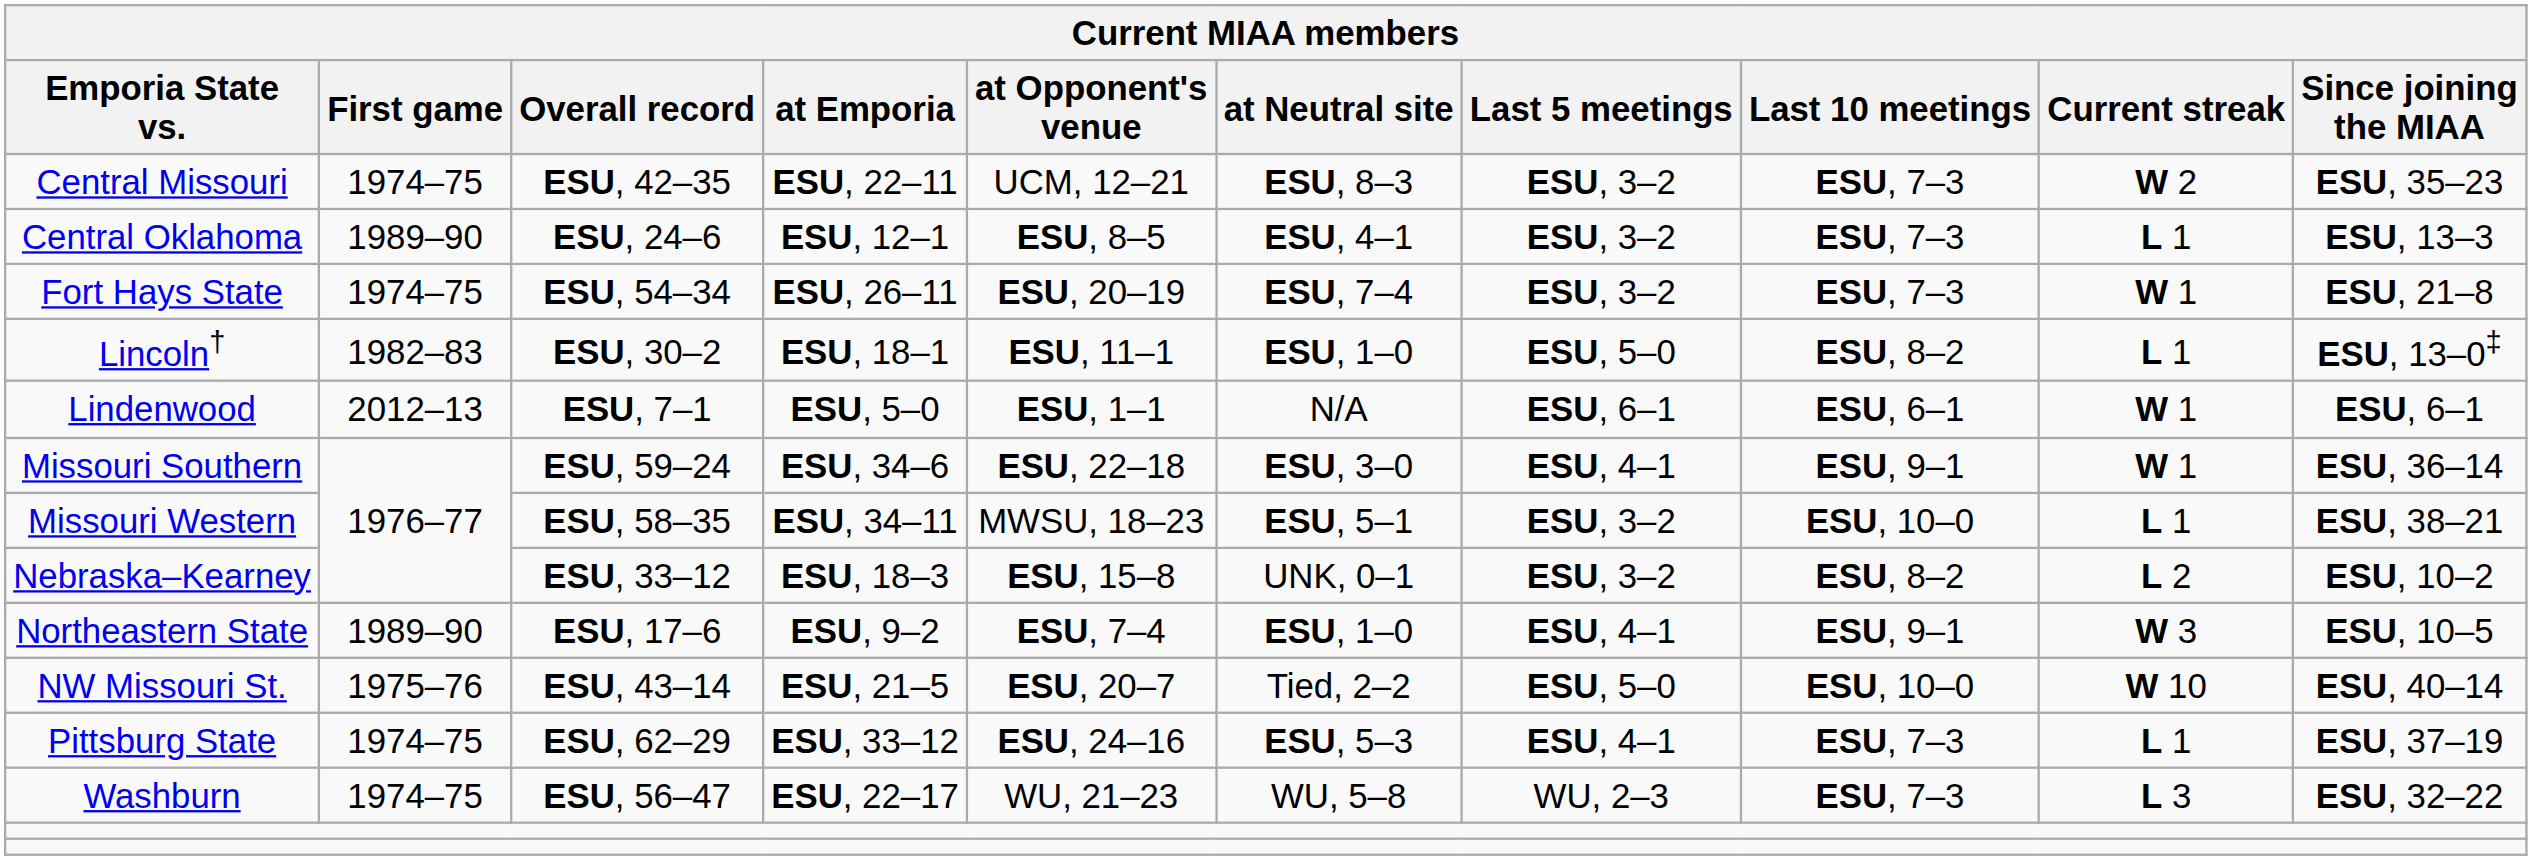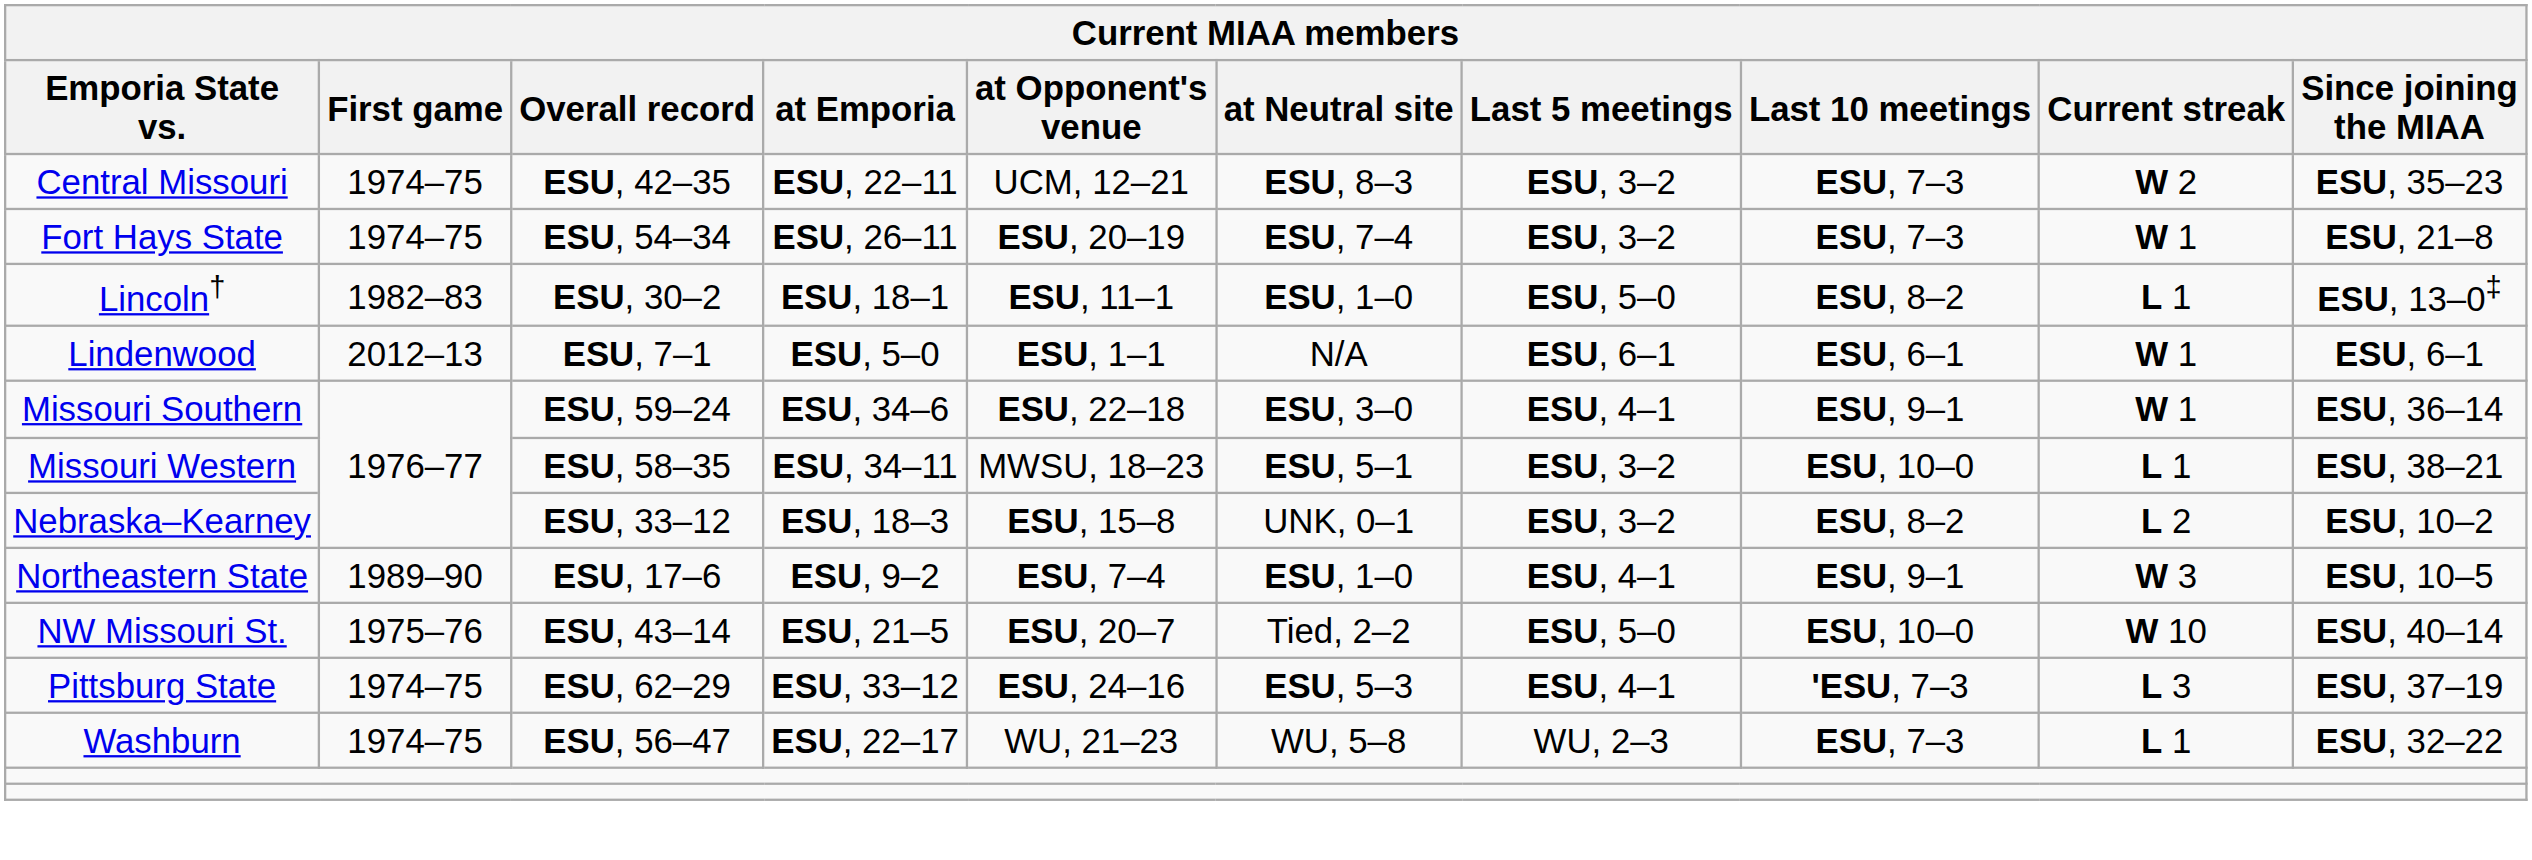- row: (162, 237)
(1890, 740) ESU, 7–3 -> (1890, 685) 'ESU, 7–3
(2166, 740) L 1 -> (2166, 685) L 3
(2166, 795) L 3 -> (2166, 740) L 1
